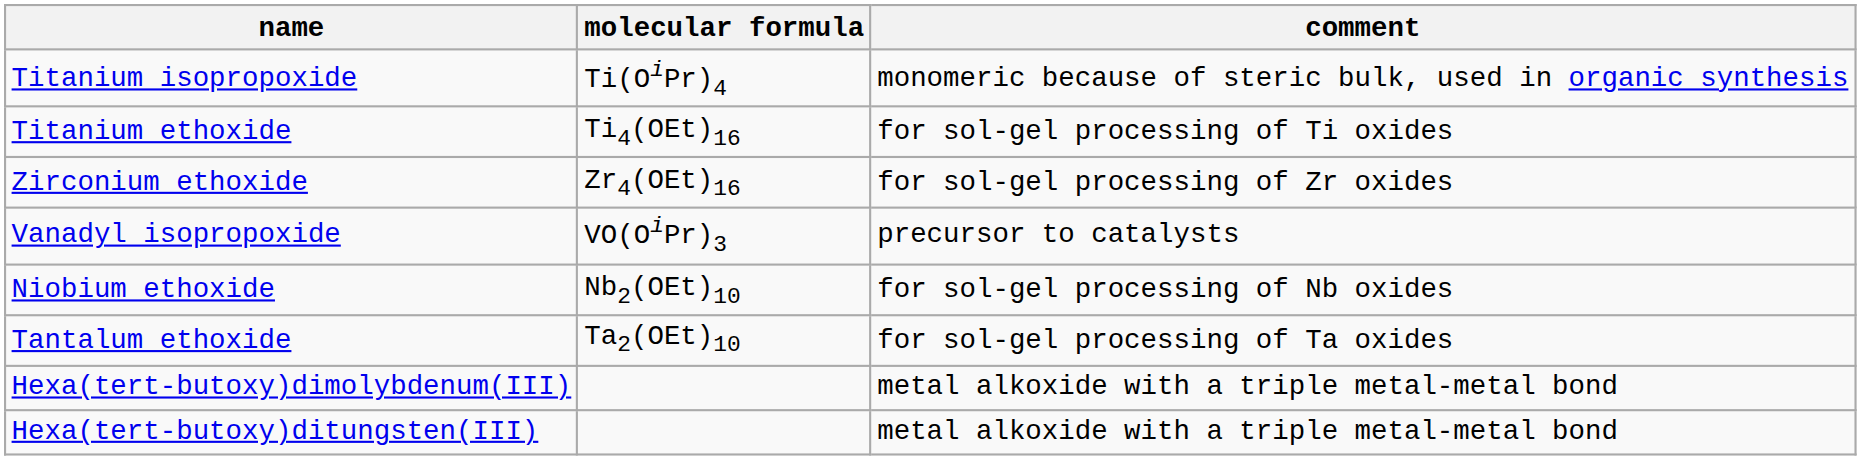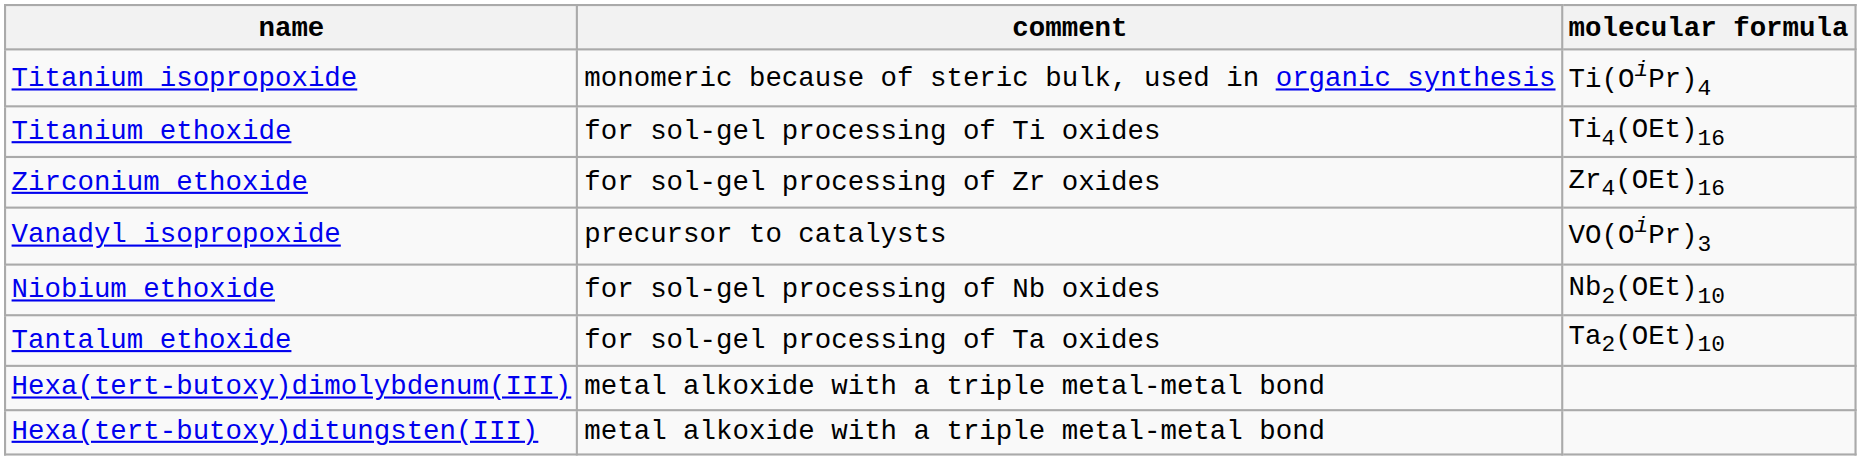columns swapped: (724, 27) <-> (1363, 27)
